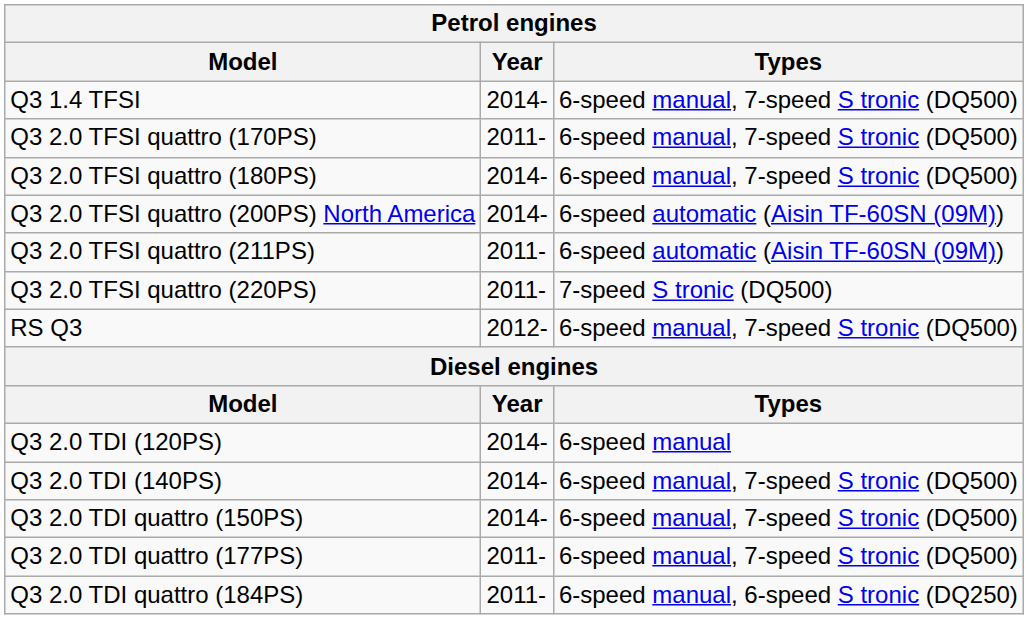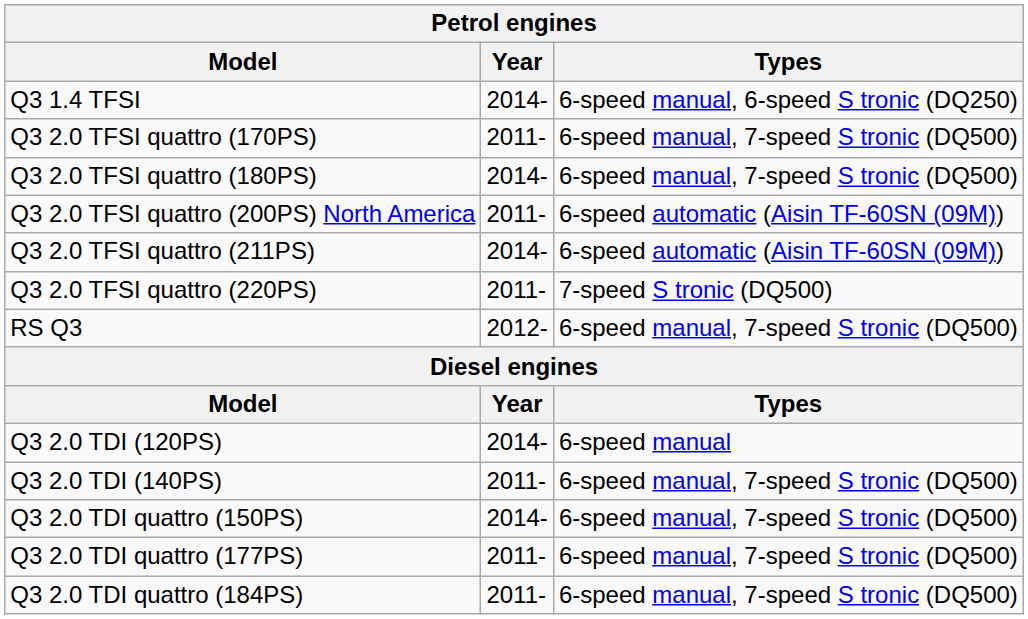(788, 99) 6-speed manual, 7-speed S tronic (DQ500) -> (788, 99) 6-speed manual, 6-speed S tronic (DQ250)
(517, 213) 2014- -> (516, 213) 2011-
(516, 251) 2011- -> (517, 251) 2014-
(517, 480) 2014- -> (516, 480) 2011-
(788, 594) 6-speed manual, 6-speed S tronic (DQ250) -> (788, 594) 6-speed manual, 7-speed S tronic (DQ500)
